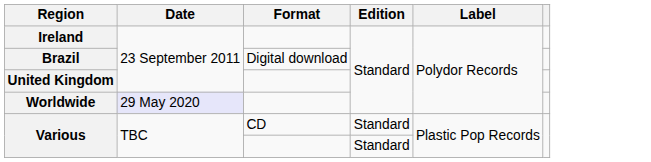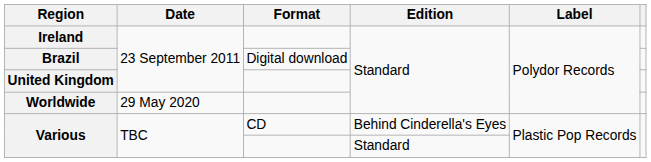(160, 102) lavender background -> (160, 102) no background
(382, 124) Standard -> (430, 124) Behind Cinderella's Eyes
